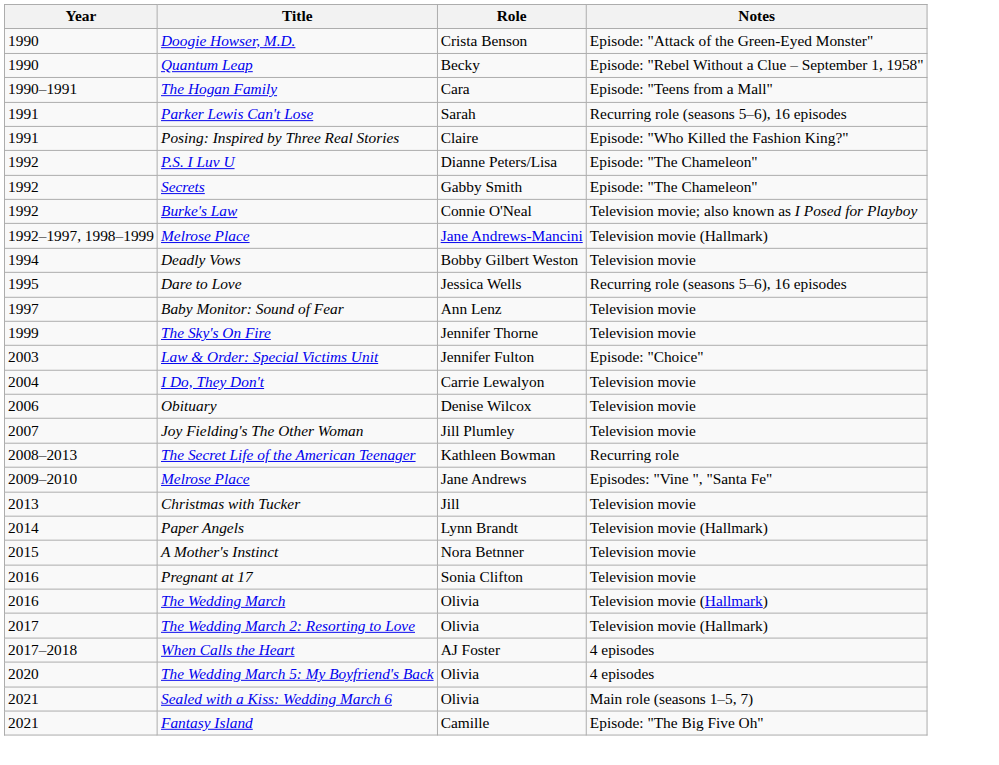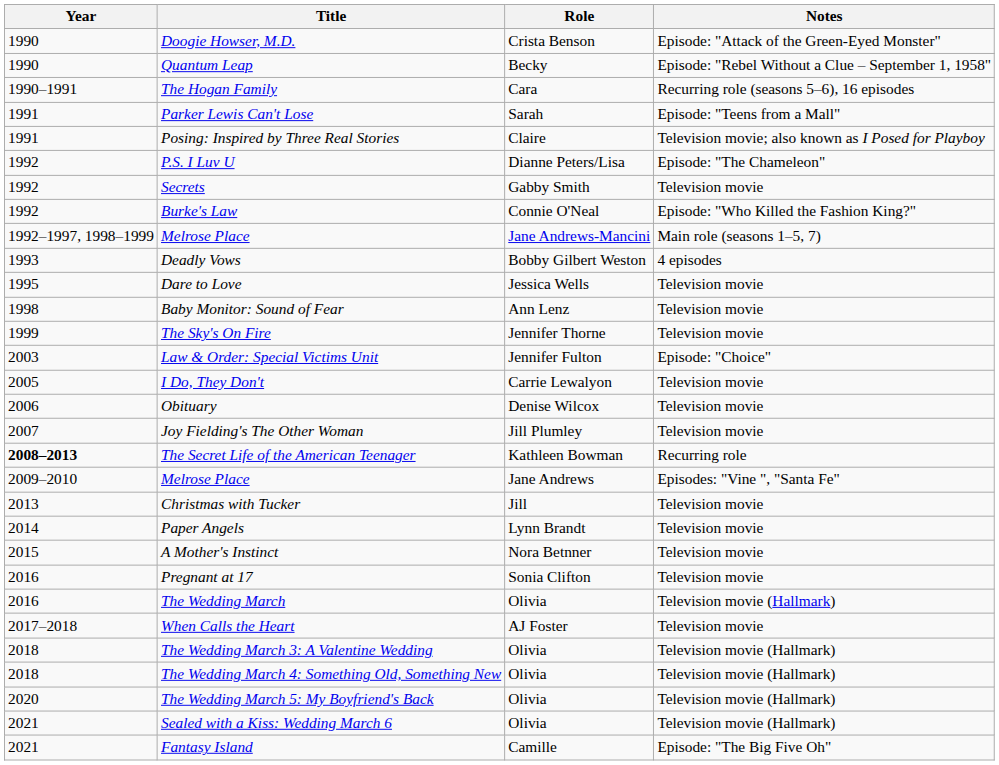(681, 89) Episode: "Teens from a Mall" -> (786, 89) Recurring role (seasons 5–6), 16 episodes
(718, 114) Recurring role (seasons 5–6), 16 episodes -> (749, 114) Episode: "Teens from a Mall"
(719, 138) Episode: "Who Killed the Fashion King?" -> (821, 138) Television movie; also known as I Posed for Playboy
(674, 187) Episode: "The Chameleon" -> (710, 187) Television movie
(754, 211) Television movie; also known as I Posed for Playboy -> (787, 211) Episode: "Who Killed the Fashion King?"
(679, 235) Television movie (Hallmark) -> (739, 235) Main role (seasons 1–5, 7)
(23, 260) 1994 -> (23, 260) 1993
(643, 260) Television movie -> (690, 260) 4 episodes
(718, 284) Recurring role (seasons 5–6), 16 episodes -> (710, 284) Television movie
(23, 308) 1997 -> (23, 308) 1998
(23, 382) 2004 -> (23, 382) 2005
(43, 455) normal -> (43, 455) bold
(679, 528) Television movie (Hallmark) -> (710, 528) Television movie
- row: (288, 625)
(622, 650) 4 episodes -> (710, 625) Television movie
+ row: (297, 650)
+ row: (331, 674)
(622, 674) 4 episodes -> (746, 698) Television movie (Hallmark)
(672, 698) Main role (seasons 1–5, 7) -> (746, 723) Television movie (Hallmark)
